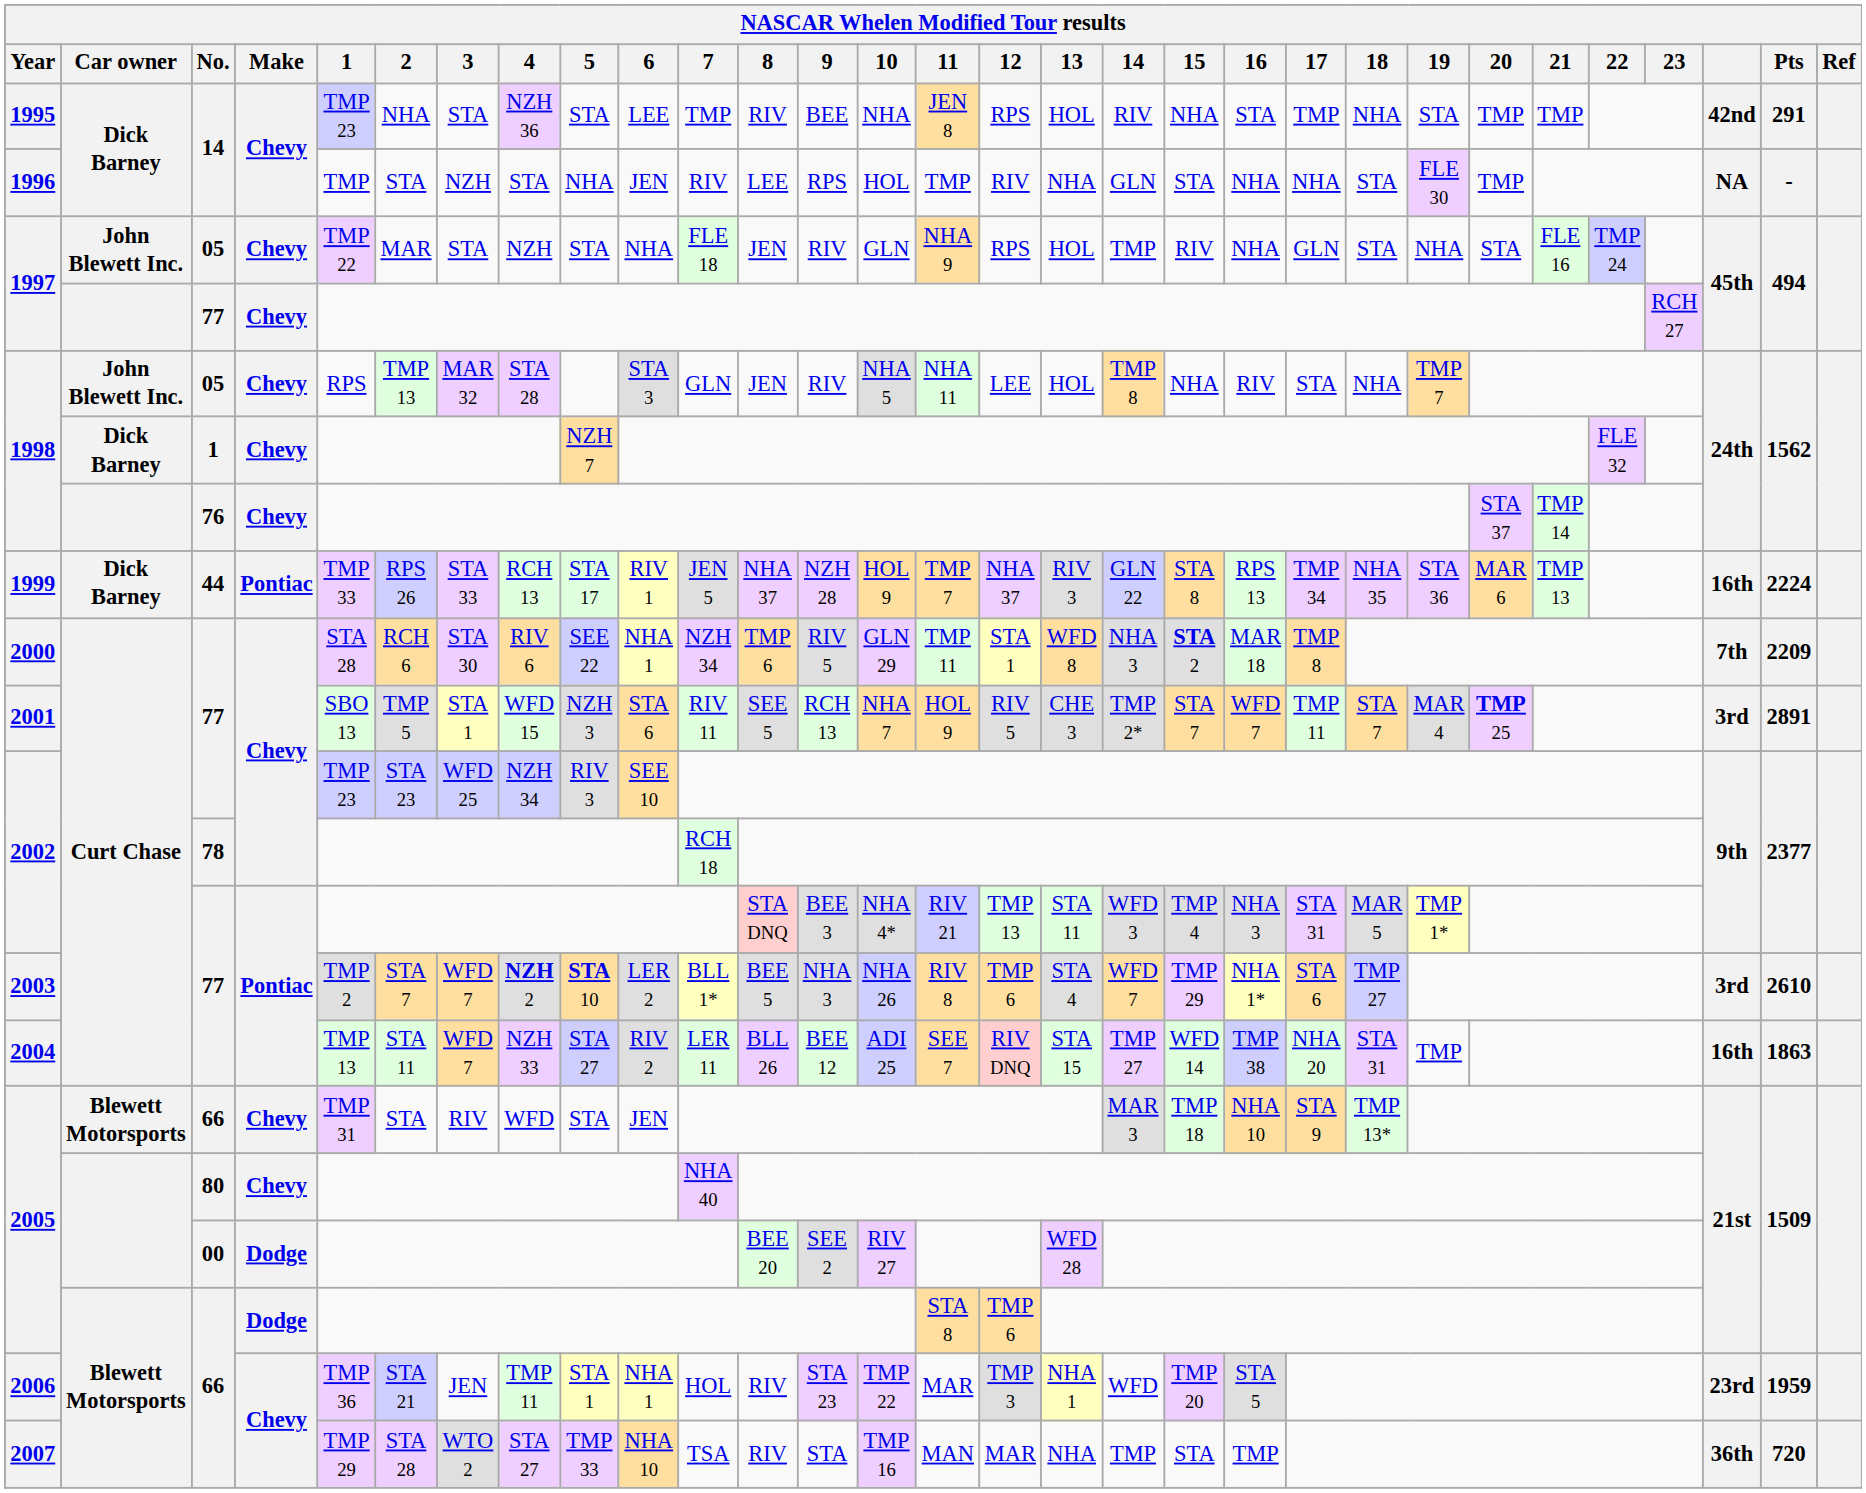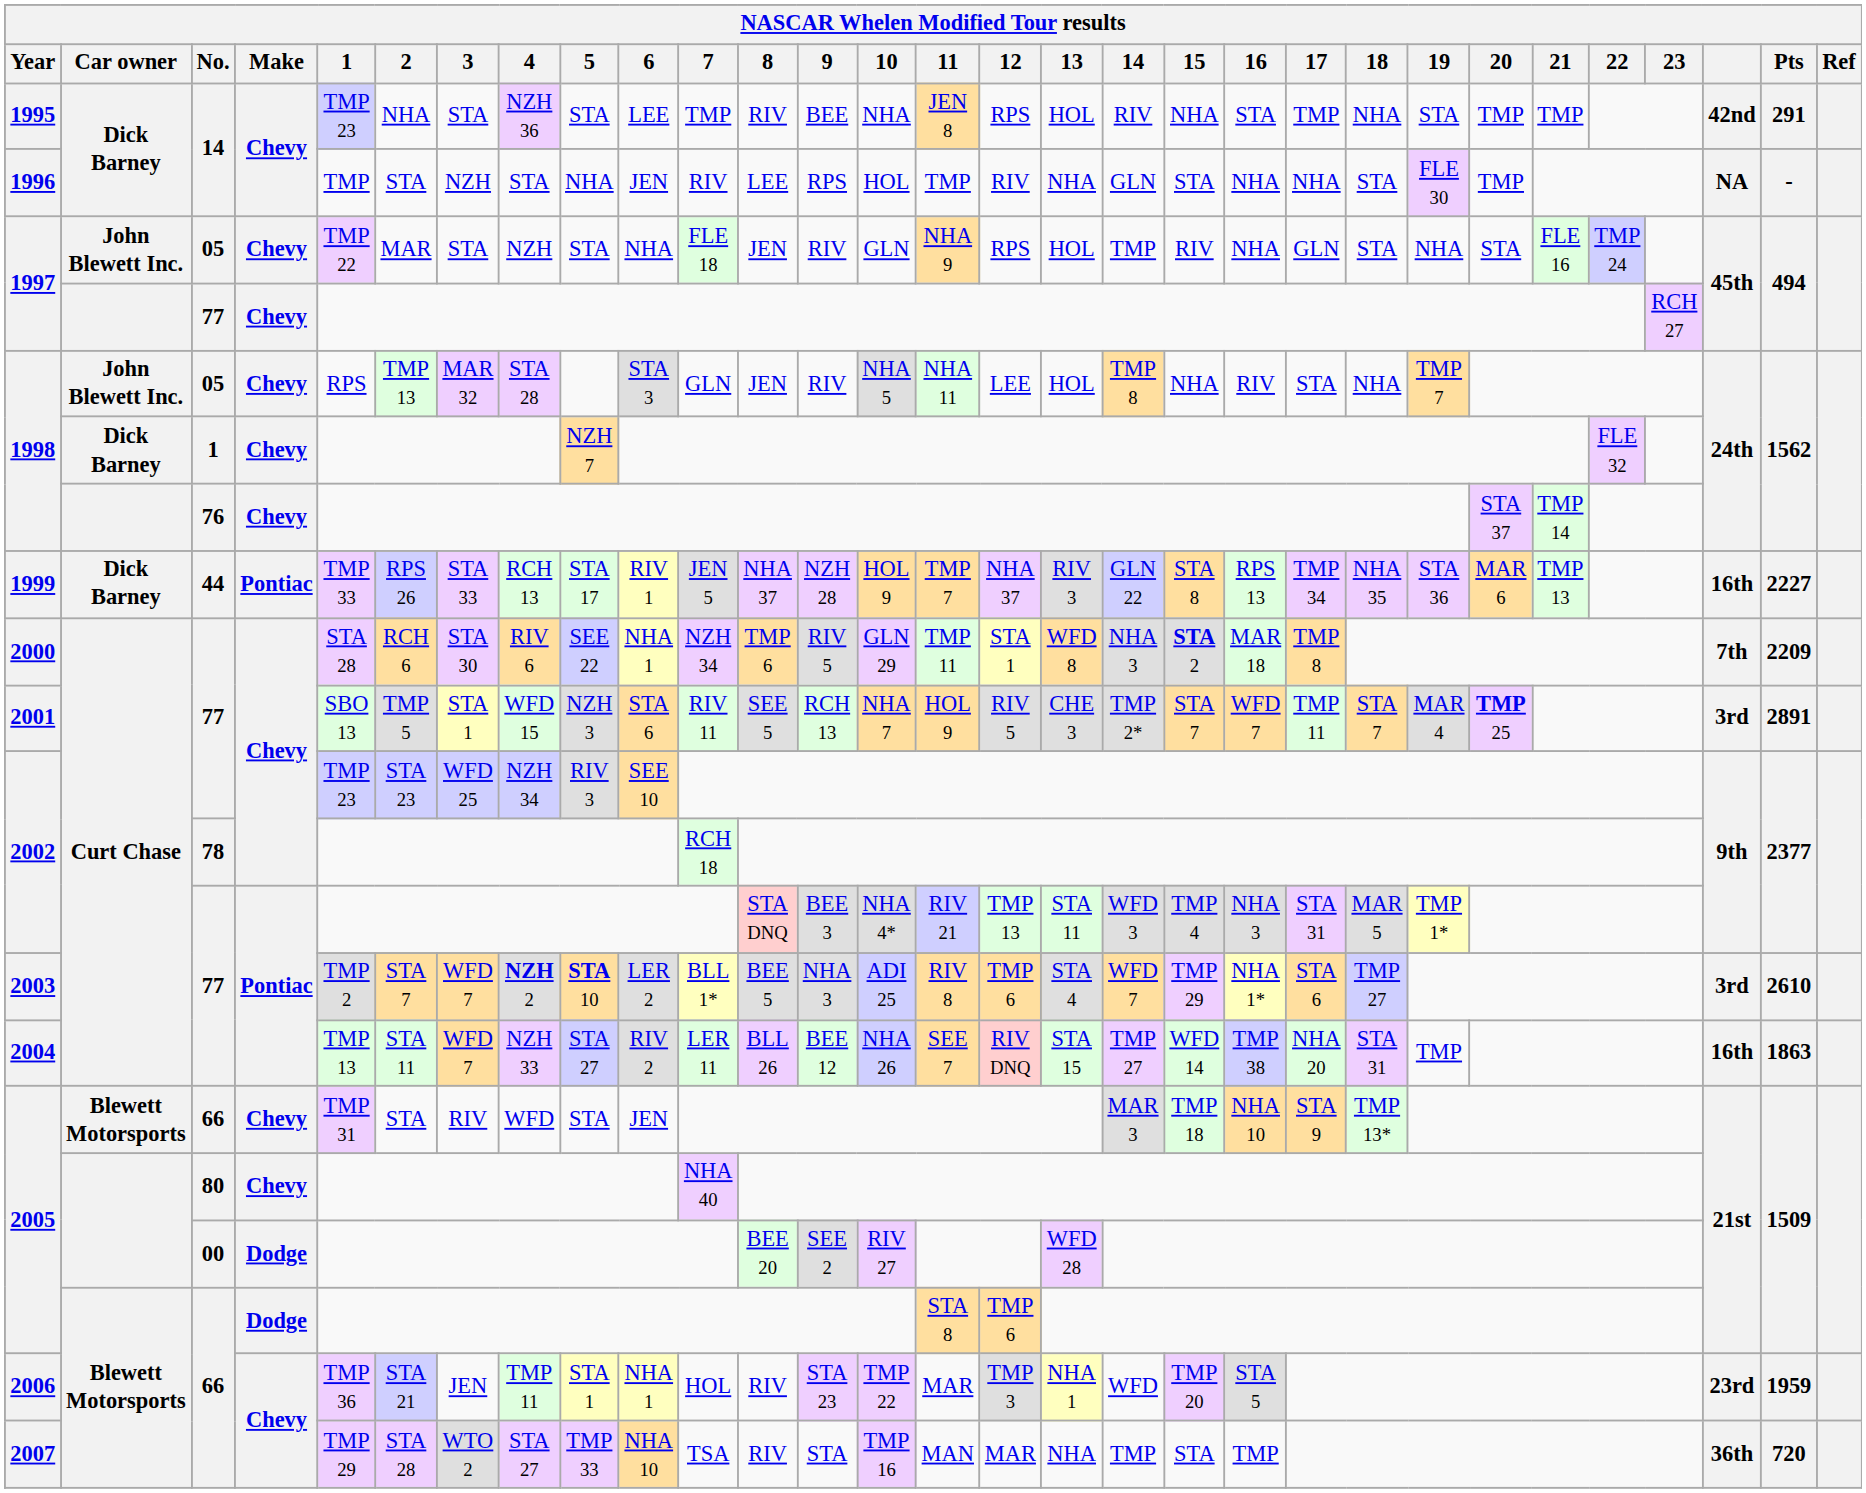(1789, 584) 2224 -> (1789, 584) 2227
(886, 984) NHA 26 -> (886, 984) ADI 25
(886, 1051) ADI 25 -> (886, 1051) NHA 26
